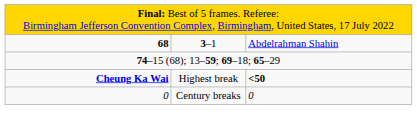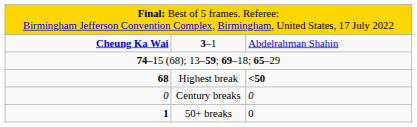(163, 43) 68 -> (132, 43) Cheung Ka Wai
(132, 78) Cheung Ka Wai -> (163, 78) 68
+ row: (208, 113)
